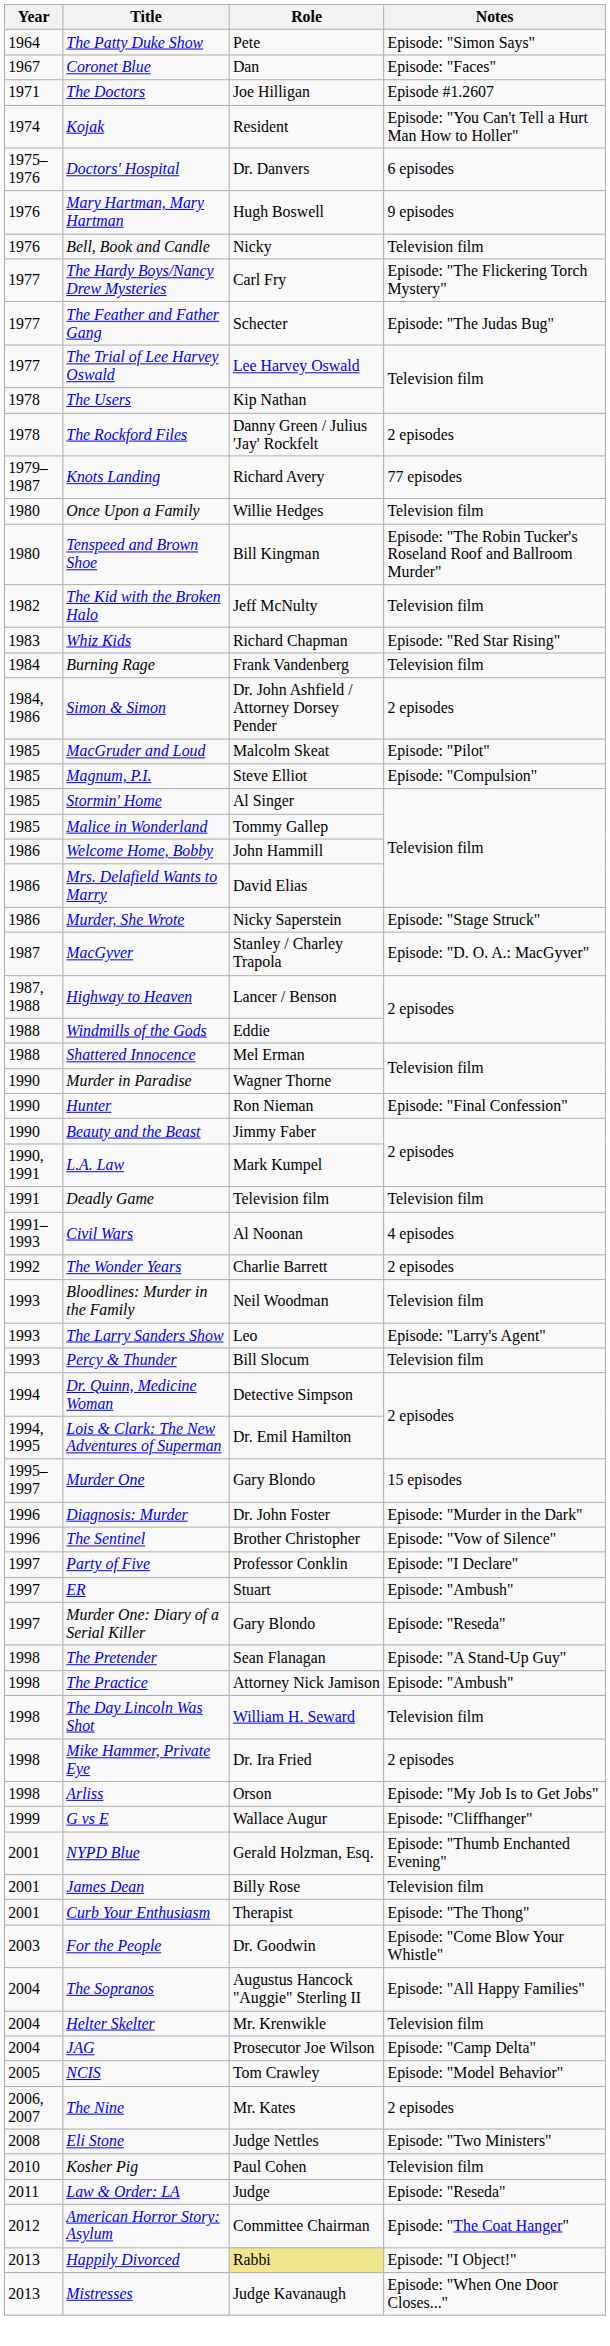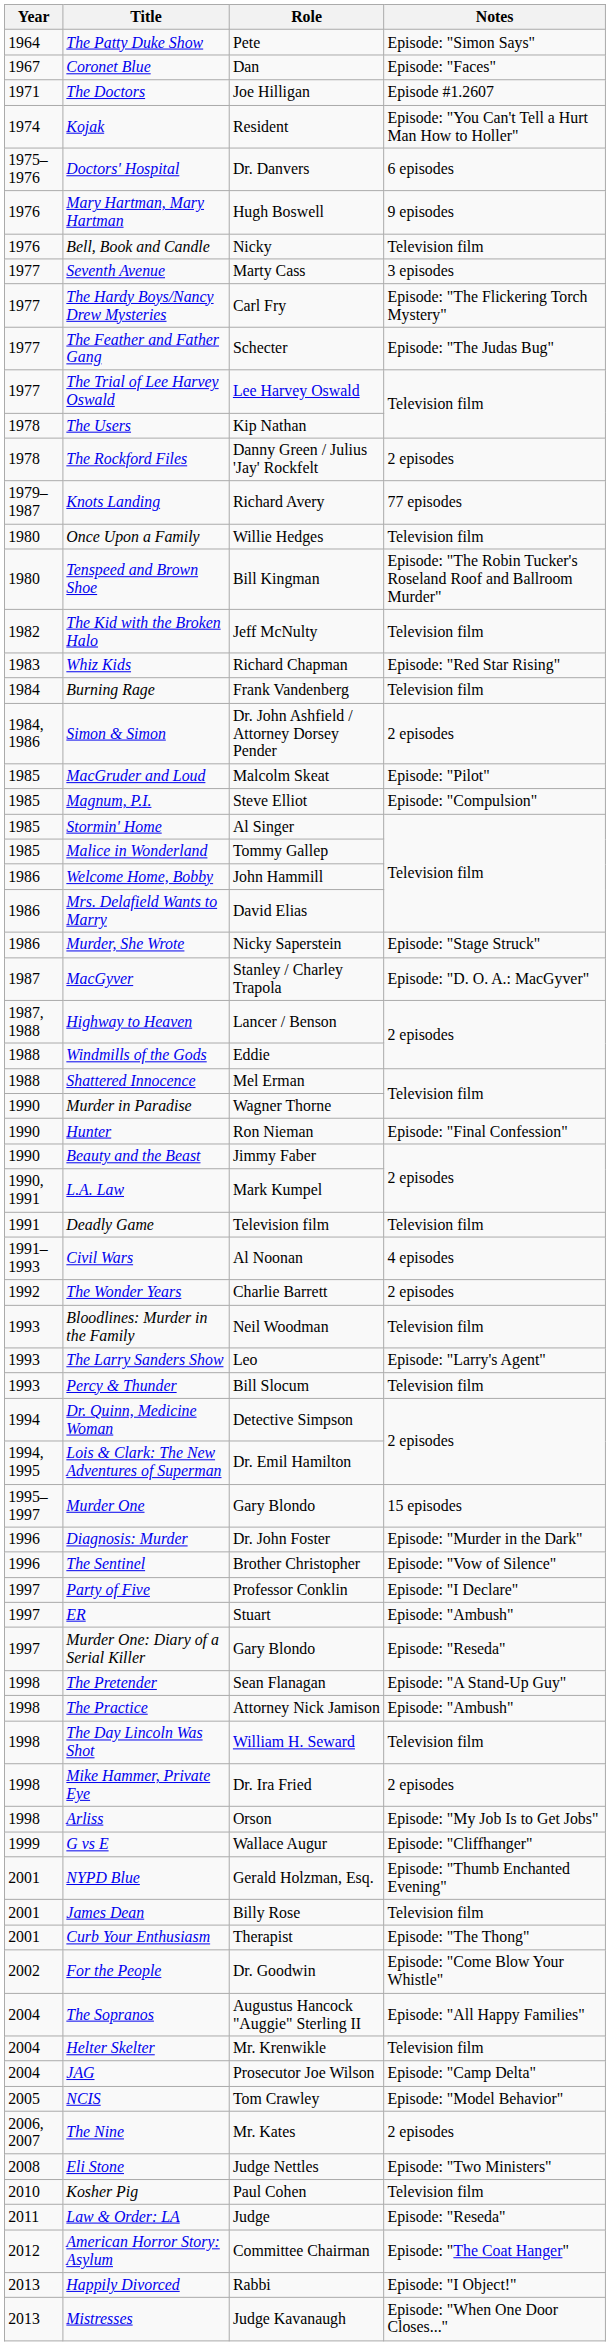+ row: (116, 271)
(24, 1946) 2003 -> (24, 1971) 2002
(252, 2259) khaki background -> (252, 2285) no background
